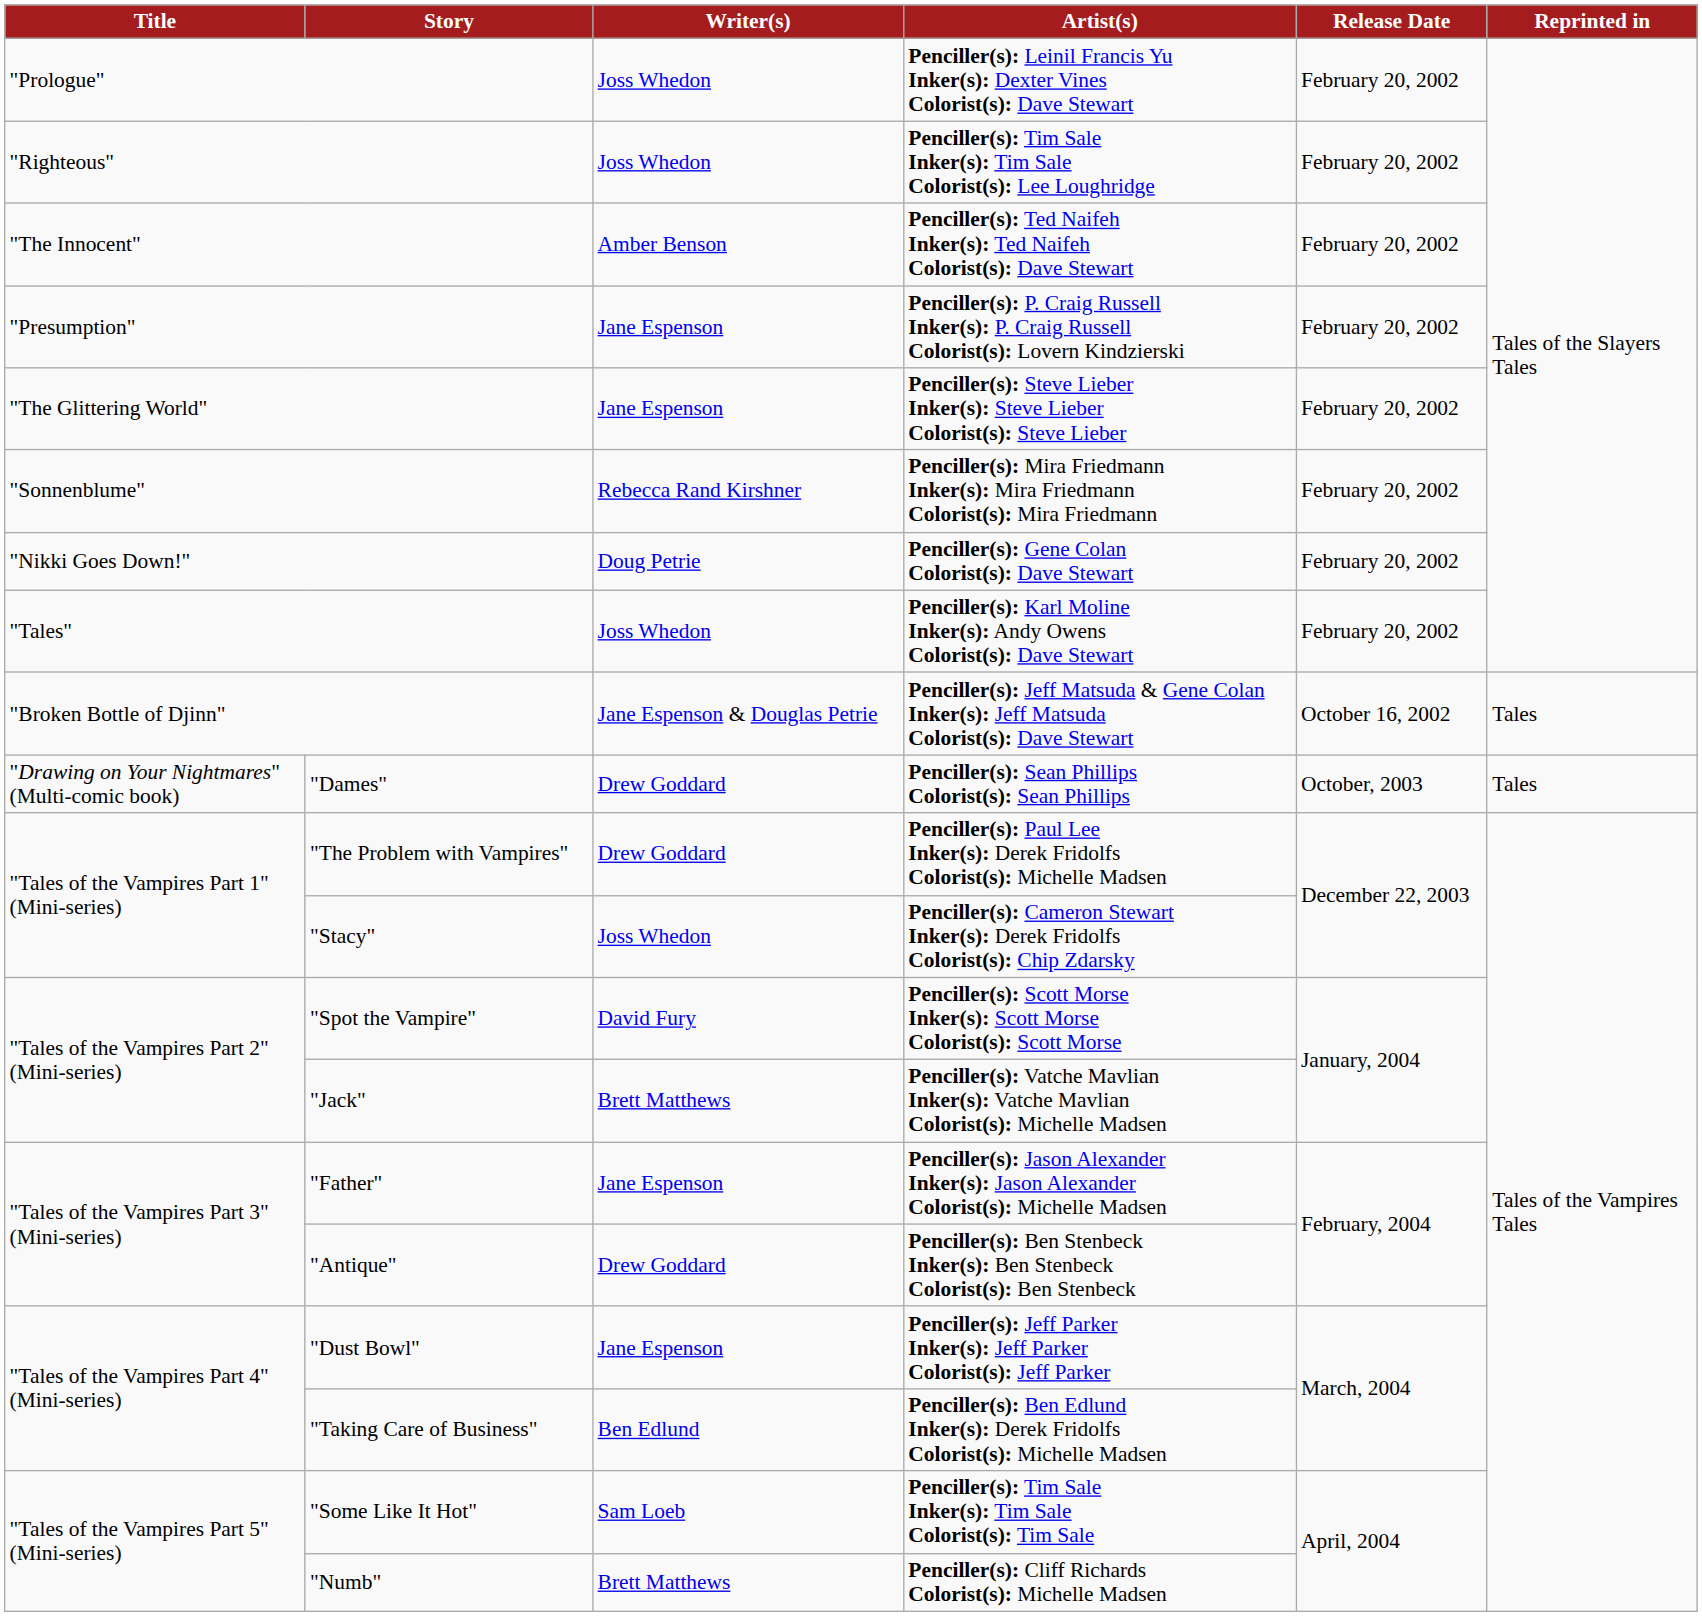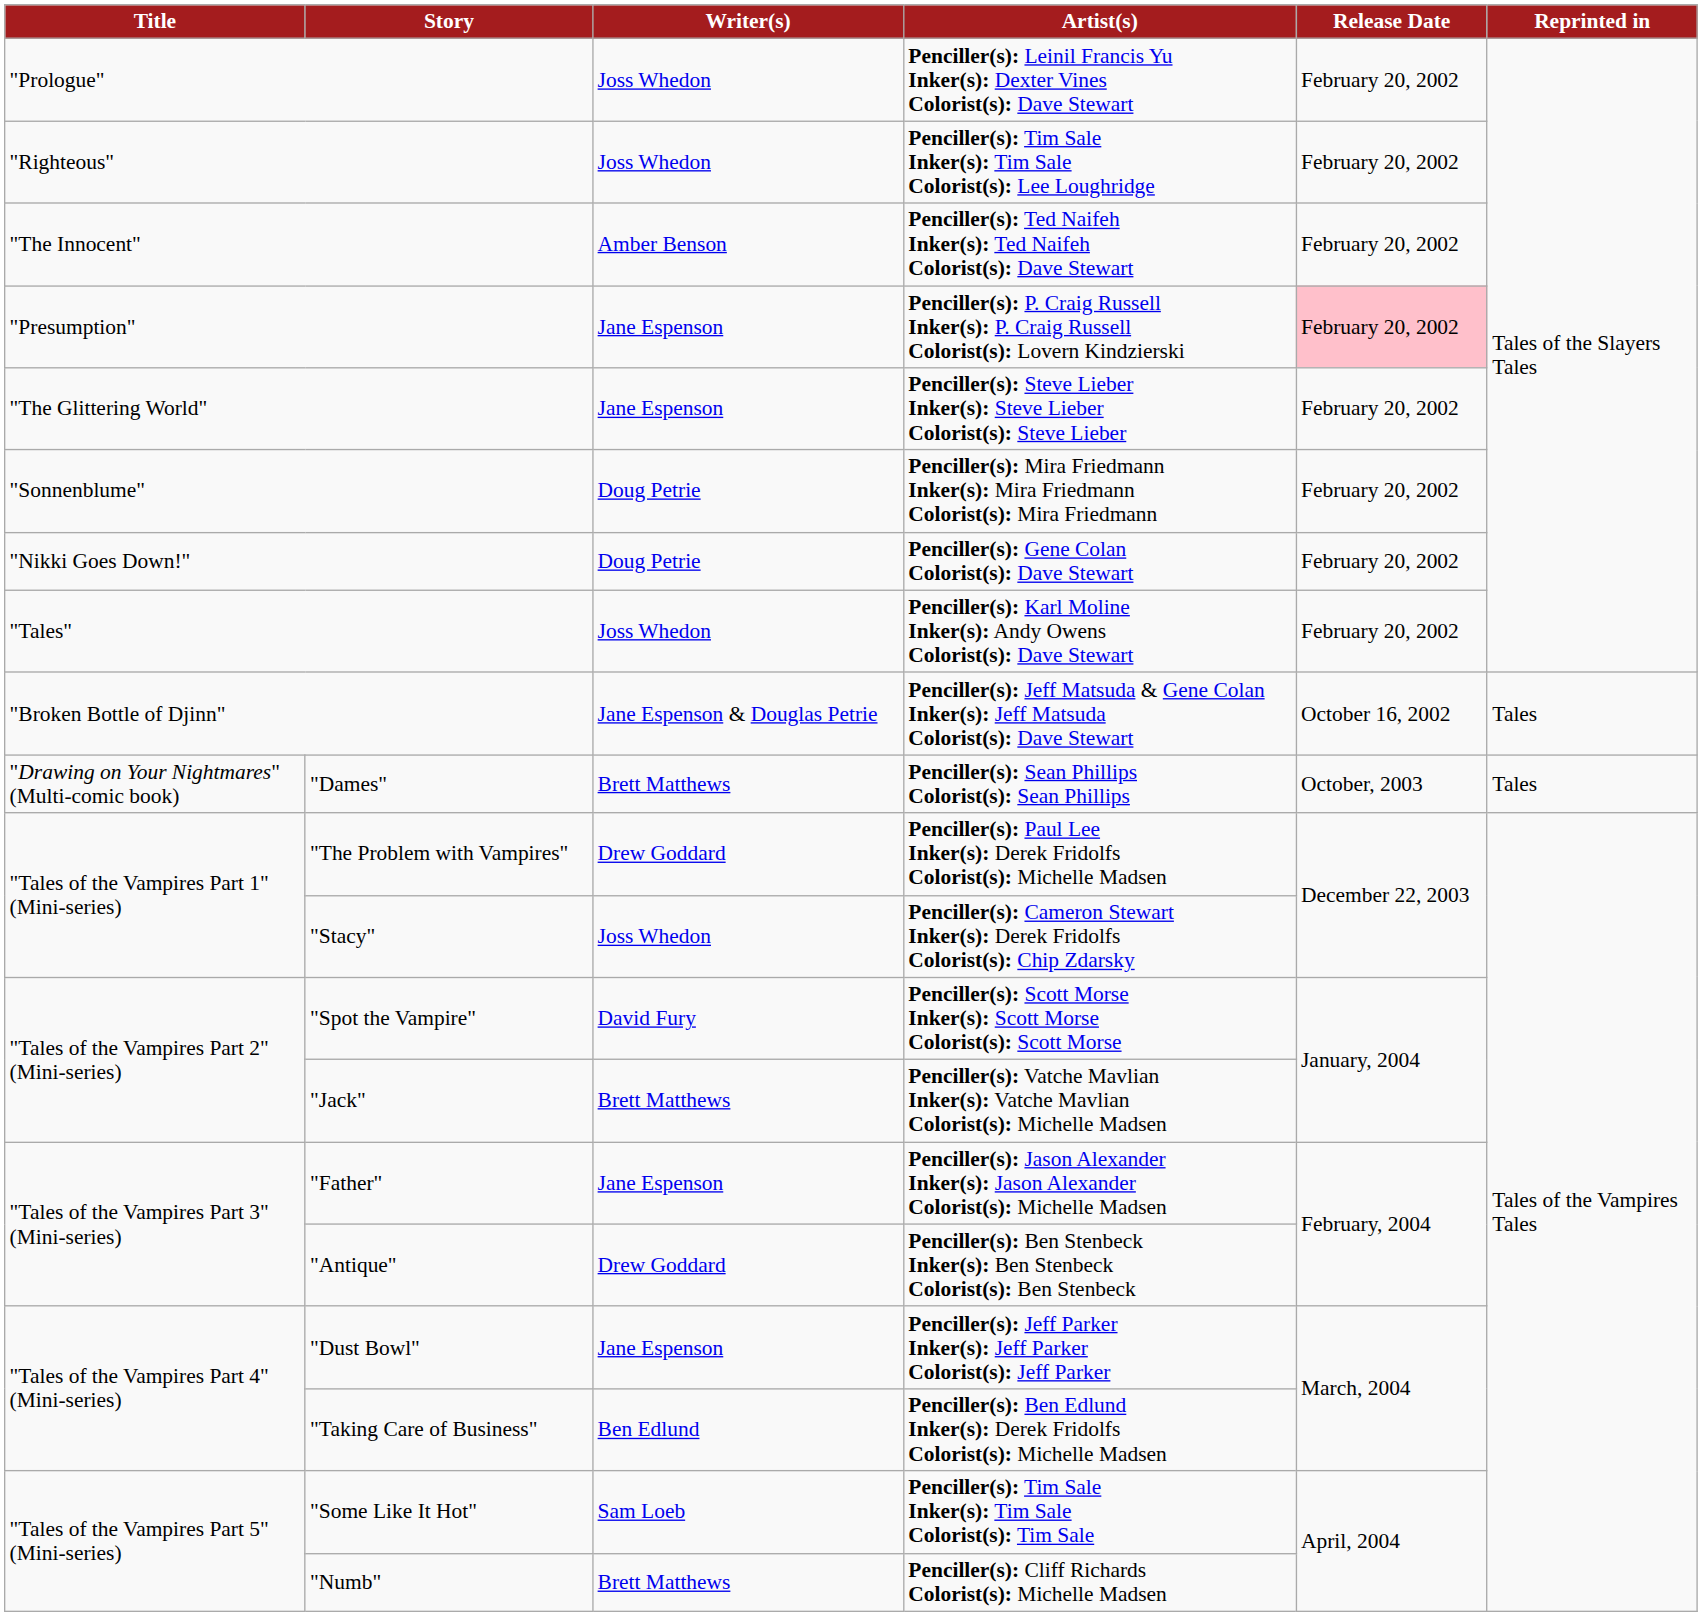(1380, 326) no background -> (1380, 326) pink background
(699, 490) Rebecca Rand Kirshner -> (649, 490) Doug Petrie
(662, 783) Drew Goddard -> (664, 783) Brett Matthews
